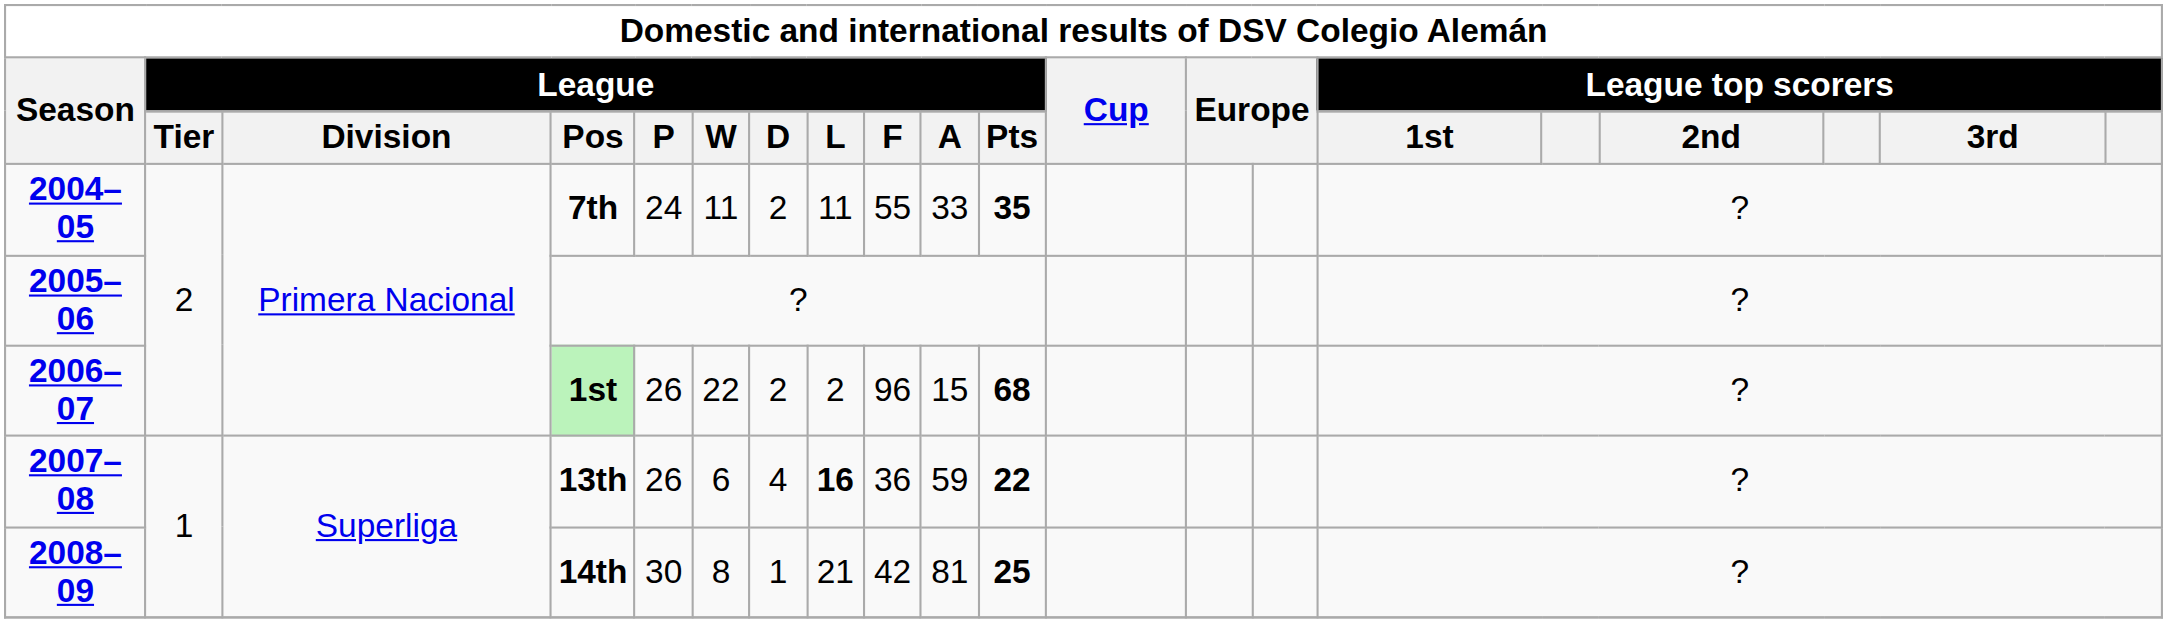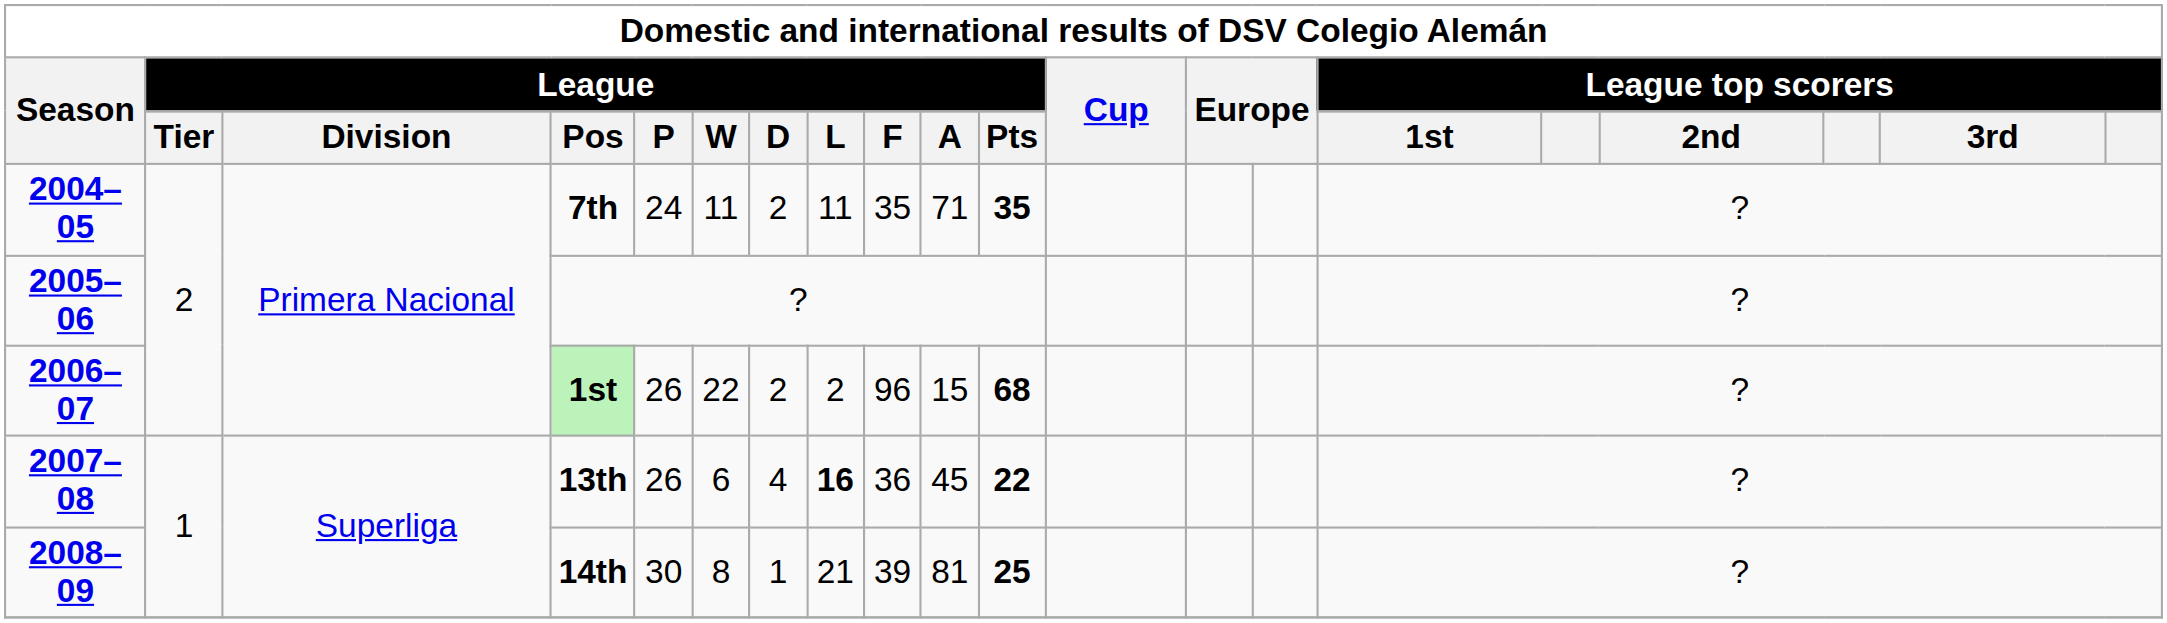(893, 208) 55 -> (893, 208) 35
(950, 208) 33 -> (950, 208) 71
(950, 480) 59 -> (950, 480) 45
(893, 571) 42 -> (893, 571) 39
